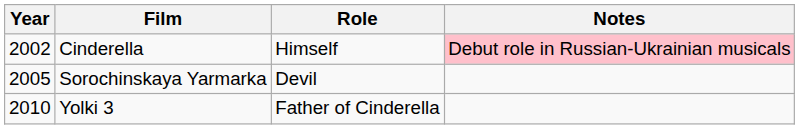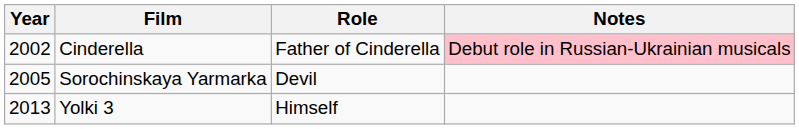(306, 49) Himself -> (357, 49) Father of Cinderella
(30, 108) 2010 -> (30, 108) 2013
(357, 108) Father of Cinderella -> (306, 108) Himself
